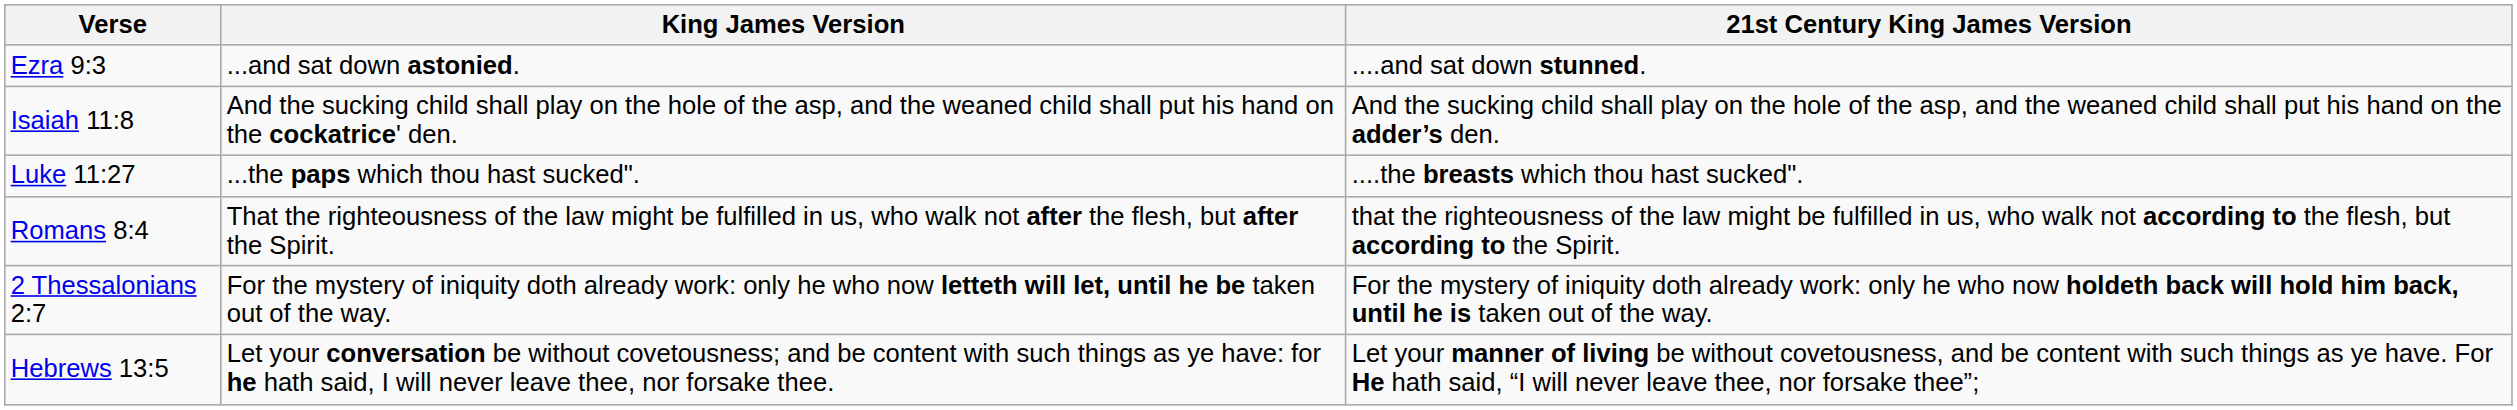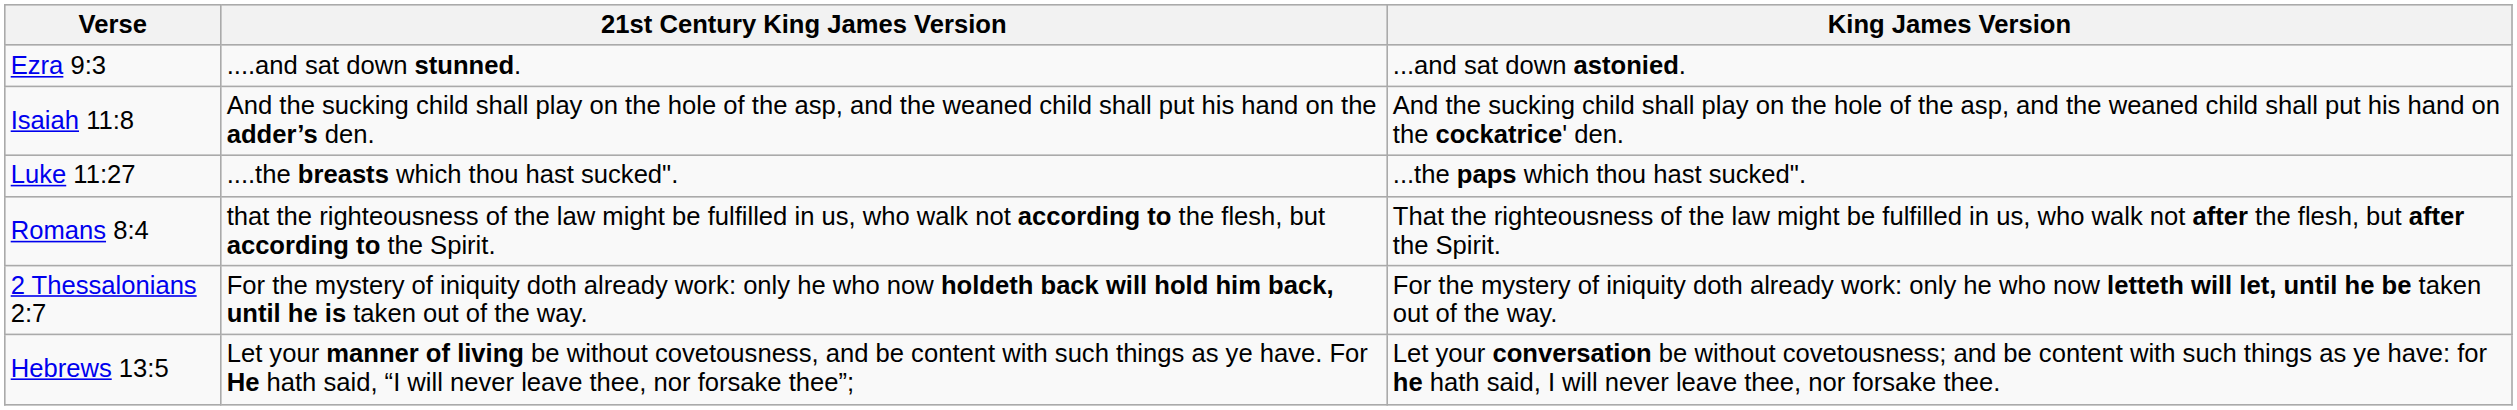columns swapped: (1929, 24) <-> (783, 24)
